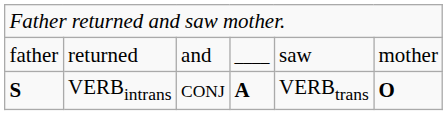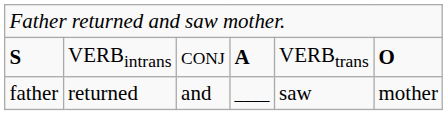rows swapped: (34, 54) <-> (15, 90)
